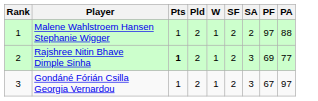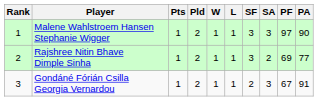+ column: (233, 12)
(233, 33) 2 -> (251, 33) 3
(251, 33) 2 -> (269, 33) 3
(286, 33) 88 -> (304, 33) 90
(178, 58) bold -> (178, 58) normal
(233, 58) 2 -> (251, 58) 3
(251, 58) 3 -> (269, 58) 2
(286, 84) 97 -> (304, 84) 91
